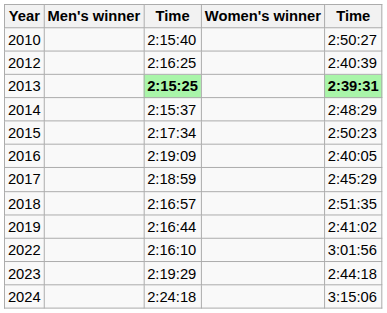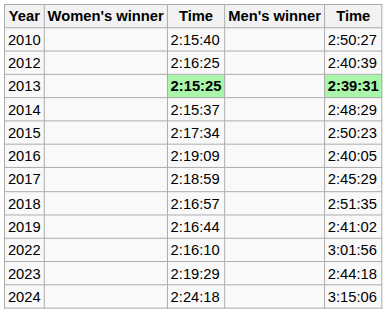columns swapped: (94, 16) <-> (263, 16)
